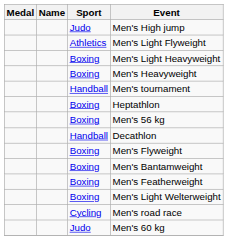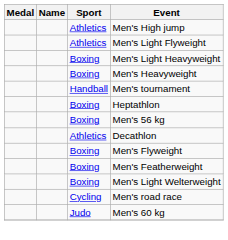(80, 28) Judo -> (88, 28) Athletics
(89, 135) Handball -> (88, 135) Athletics
- row: (157, 166)
